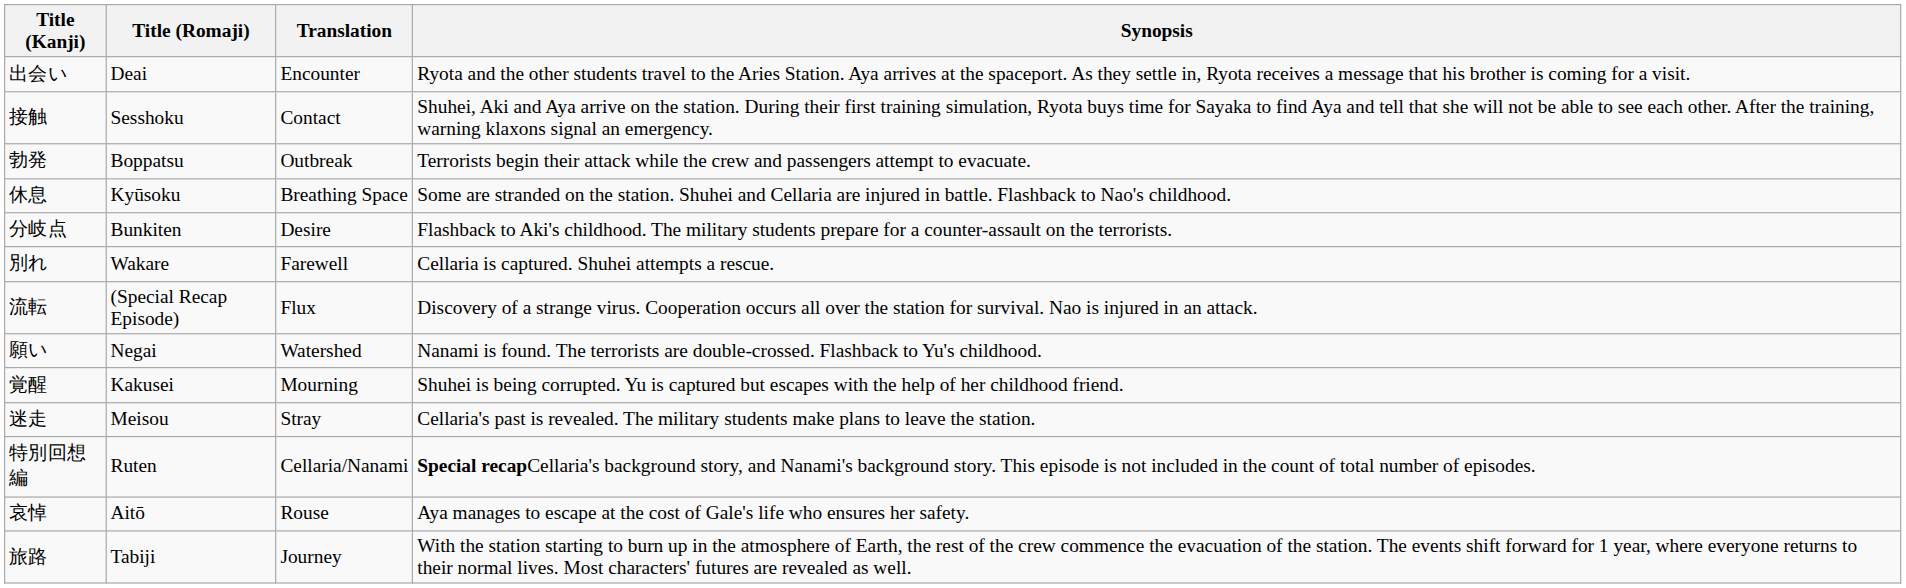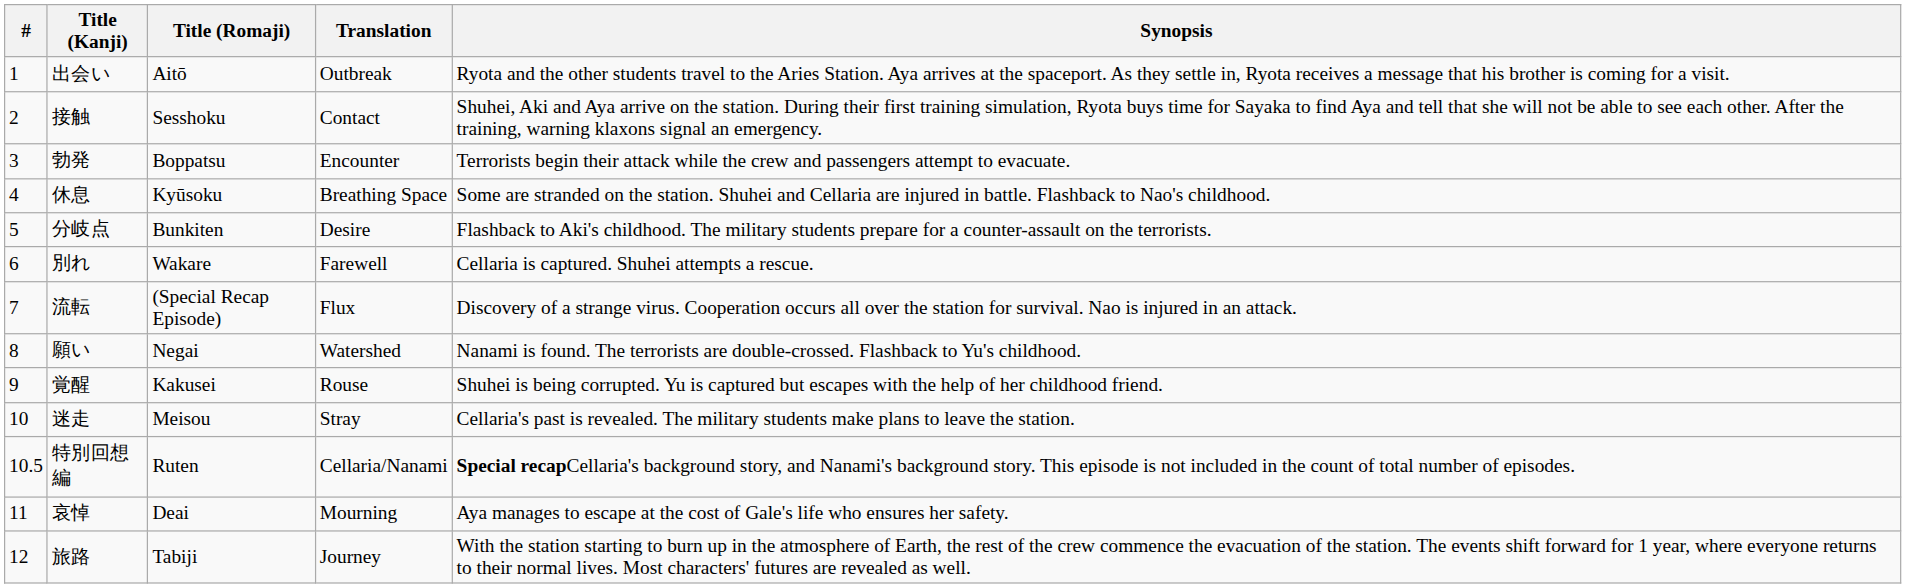+ column: (26, 30)
(129, 74) Deai -> (170, 74) Aitō
(320, 74) Encounter -> (356, 74) Outbreak
(316, 160) Outbreak -> (360, 160) Encounter
(319, 385) Mourning -> (344, 385) Rouse
(128, 513) Aitō -> (171, 513) Deai
(305, 513) Rouse -> (358, 513) Mourning
